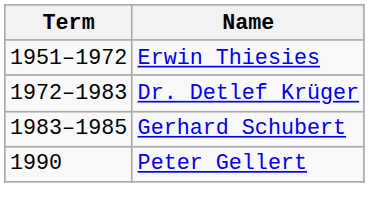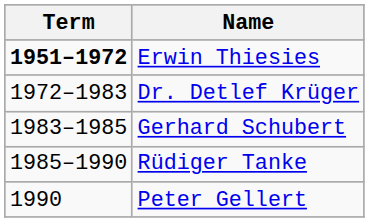(69, 58) normal -> (69, 58) bold
+ row: (222, 164)
